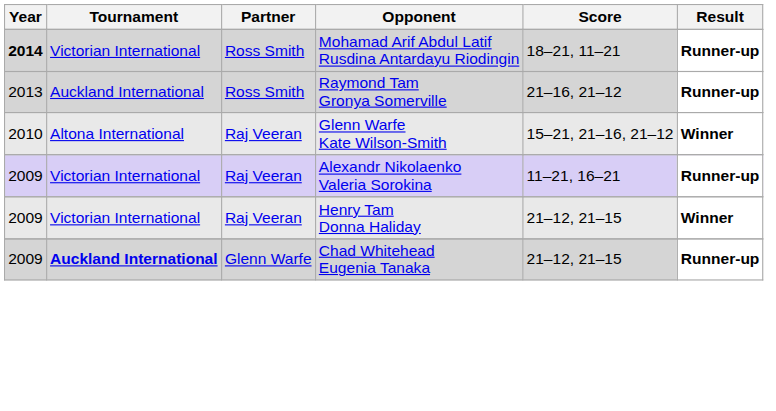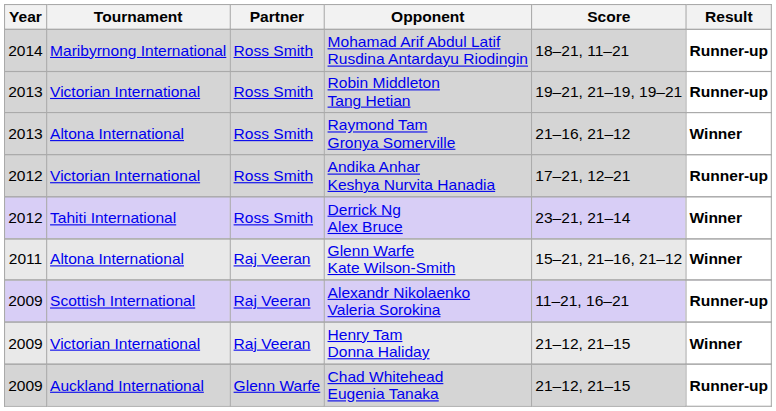(25, 50) bold -> (25, 50) normal
(125, 50) Victorian International -> (138, 50) Maribyrnong International
+ row: (384, 92)
(127, 92) Auckland International -> (117, 134) Altona International
(720, 92) Runner-up -> (716, 134) Winner
+ row: (411, 176)
+ row: (365, 218)
(25, 134) 2010 -> (25, 260) 2011
(125, 176) Victorian International -> (123, 302) Scottish International
(134, 260) bold -> (127, 385) normal
